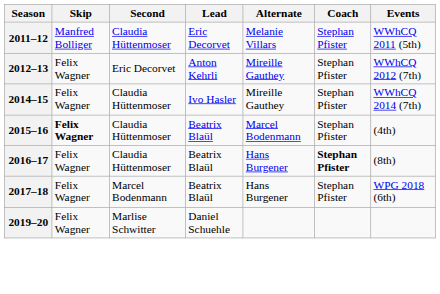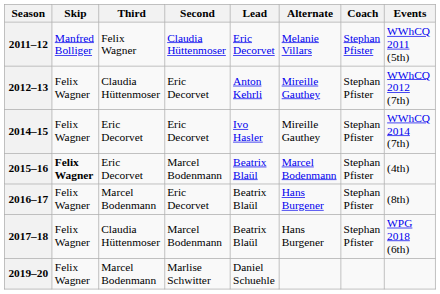+ column: (132, 13)
(141, 99) Claudia Hüttenmoser -> (188, 131) Eric Decorvet
(141, 130) Claudia Hüttenmoser -> (195, 168) Marcel Bodenmann
(141, 161) Claudia Hüttenmoser -> (188, 199) Eric Decorvet
(337, 161) bold -> (362, 199) normal
